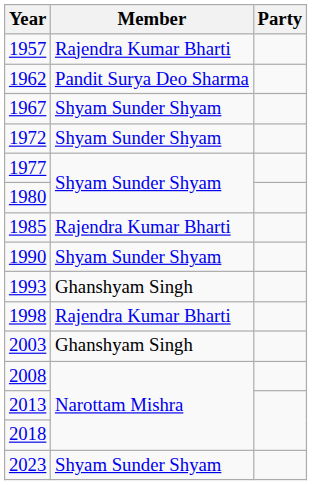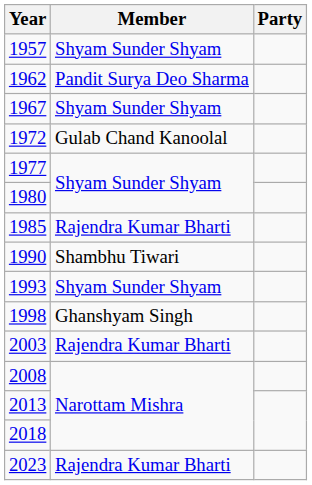(143, 49) Rajendra Kumar Bharti -> (138, 49) Shyam Sunder Shyam
(138, 138) Shyam Sunder Shyam -> (141, 138) Gulab Chand Kanoolal
(138, 256) Shyam Sunder Shyam -> (117, 256) Shambhu Tiwari
(124, 286) Ghanshyam Singh -> (138, 286) Shyam Sunder Shyam
(143, 316) Rajendra Kumar Bharti -> (124, 316) Ghanshyam Singh
(124, 345) Ghanshyam Singh -> (143, 345) Rajendra Kumar Bharti
(138, 464) Shyam Sunder Shyam -> (143, 464) Rajendra Kumar Bharti
